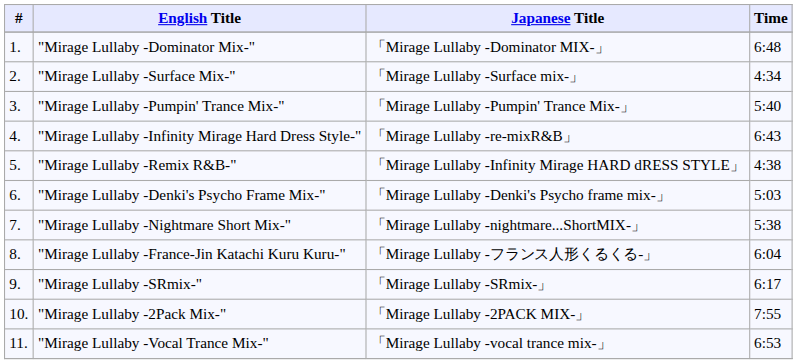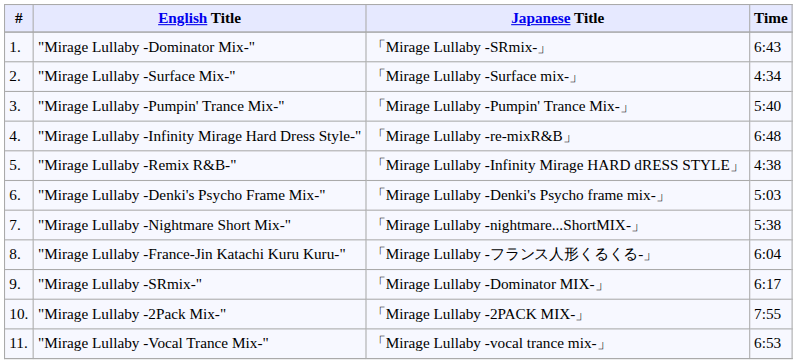(490, 47) 「Mirage Lullaby -Dominator MIX-」 -> (462, 47) 「Mirage Lullaby -SRmix-」
(768, 47) 6:48 -> (768, 47) 6:43
(768, 136) 6:43 -> (768, 136) 6:48
(462, 284) 「Mirage Lullaby -SRmix-」 -> (490, 284) 「Mirage Lullaby -Dominator MIX-」
